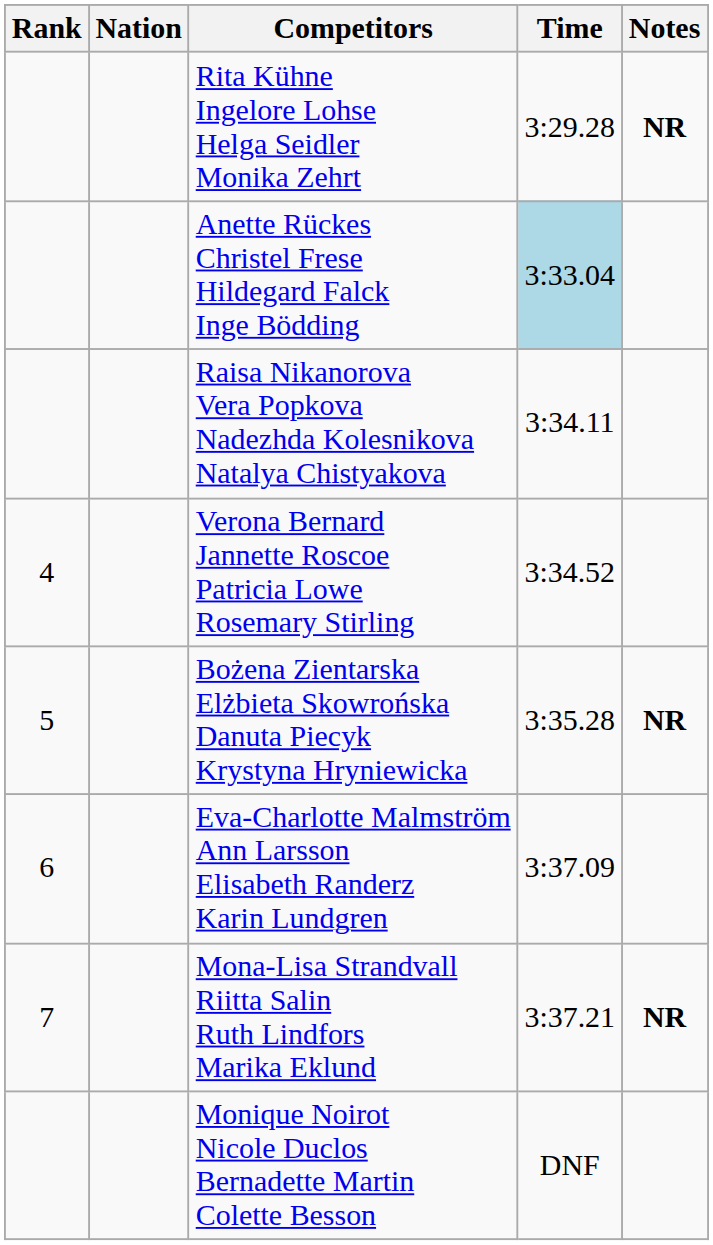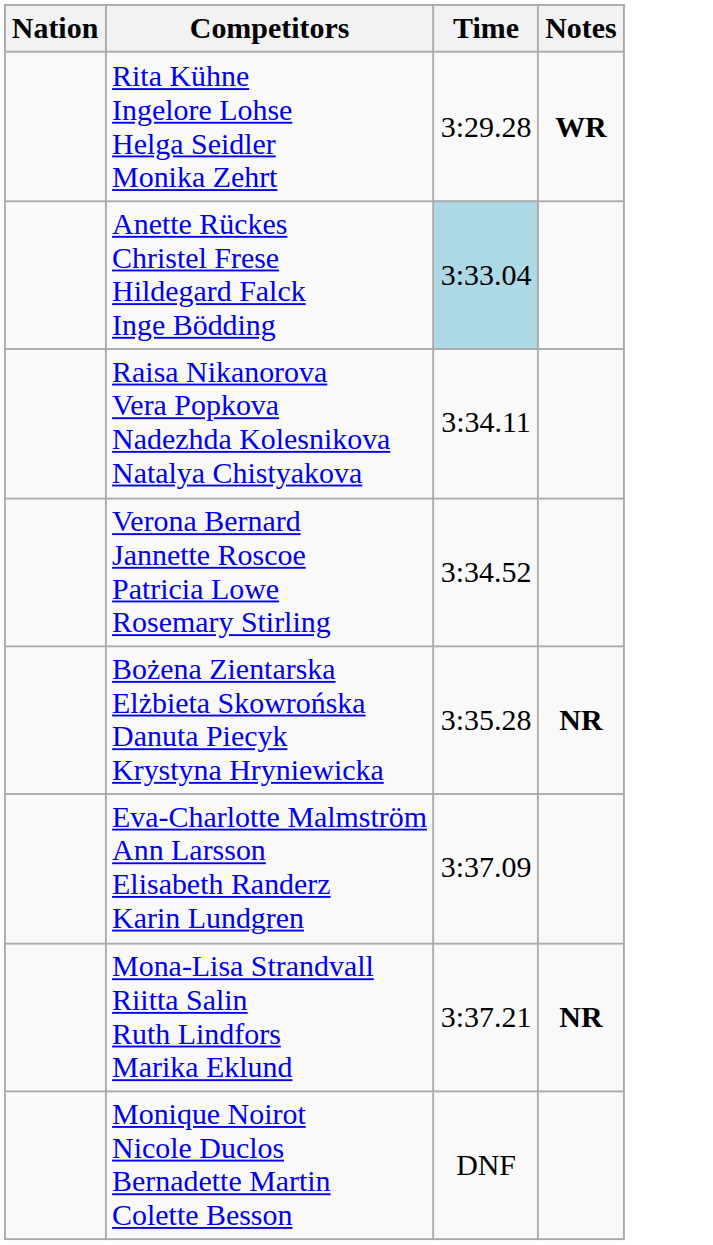- column: (47, 28)
(665, 126) NR -> (581, 126) WR
